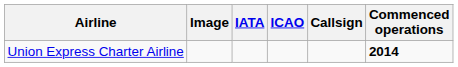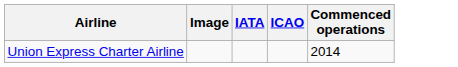- column: (337, 22)
(384, 51) bold -> (325, 51) normal
